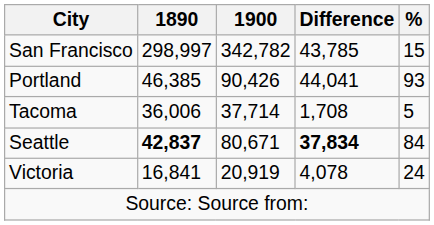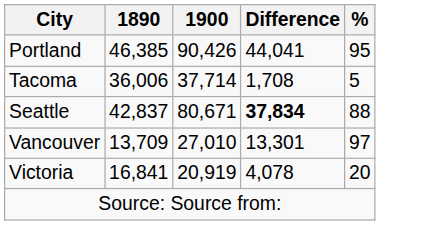- row: (71, 50)
(414, 81) 93 -> (360, 50) 95
(171, 142) bold -> (139, 111) normal
(414, 142) 84 -> (360, 111) 88
+ row: (55, 142)
(414, 173) 24 -> (360, 173) 20
